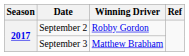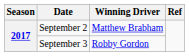(120, 28) Robby Gordon -> (127, 28) Matthew Brabham
(127, 44) Matthew Brabham -> (120, 44) Robby Gordon
